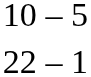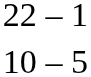rows swapped: (45, 61) <-> (45, 14)
